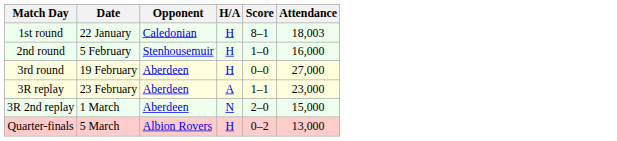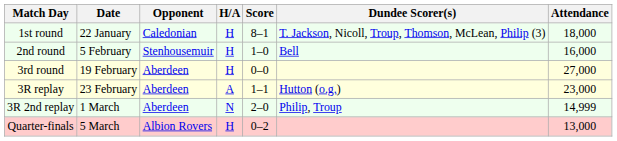+ column: (412, 13)
(308, 32) 18,003 -> (580, 32) 18,000
(308, 107) 15,000 -> (580, 107) 14,999
